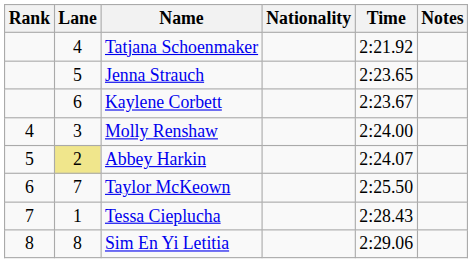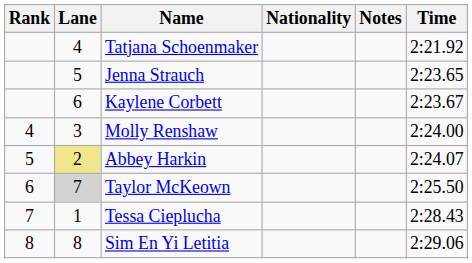columns swapped: (386, 18) <-> (443, 18)
(78, 187) no background -> (78, 187) lightgrey background
